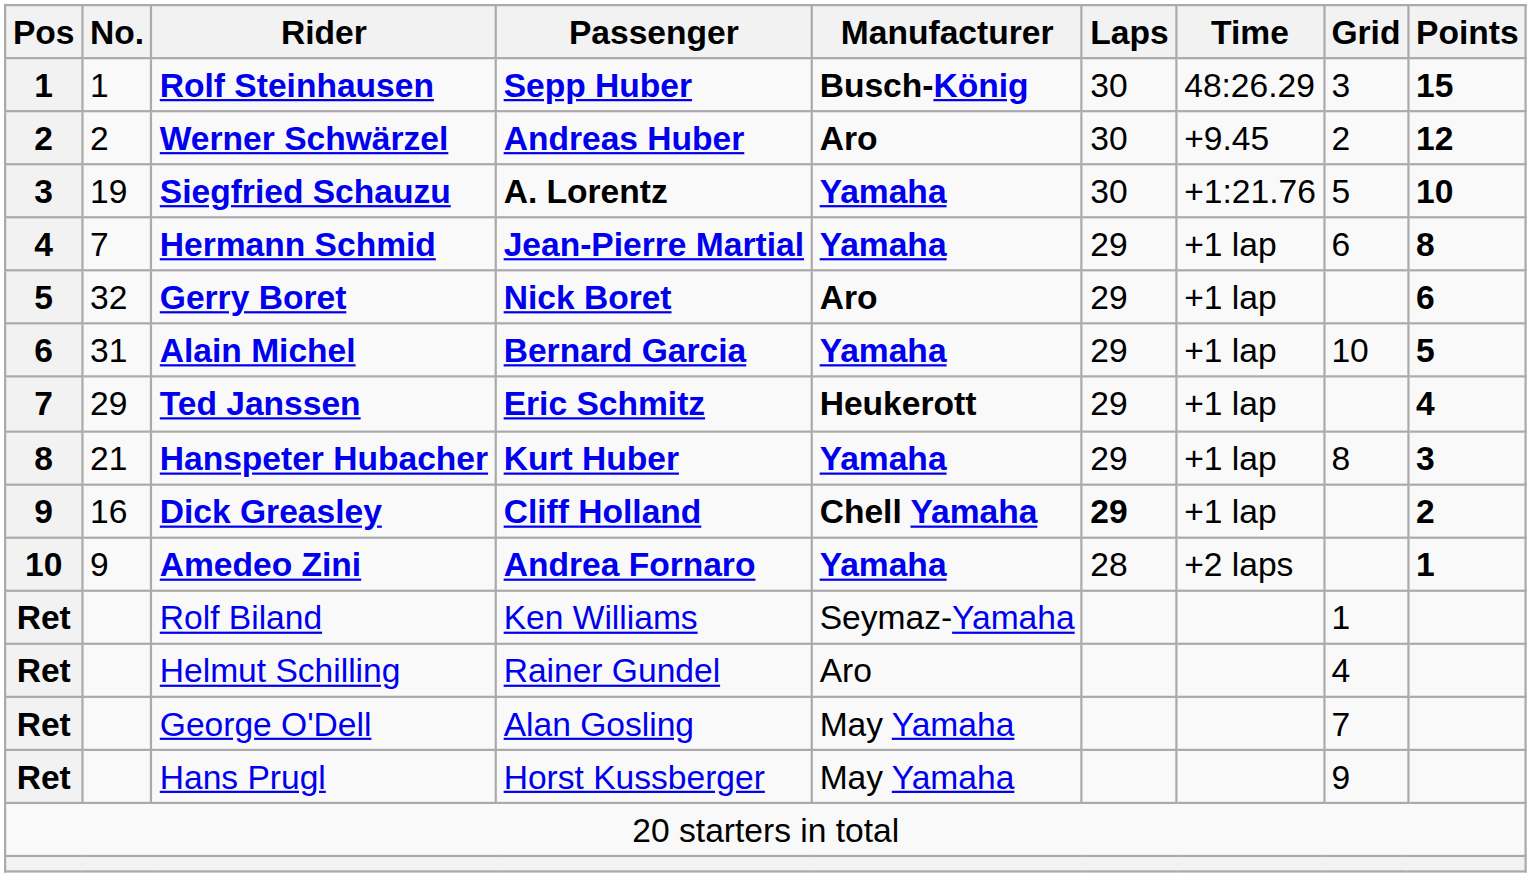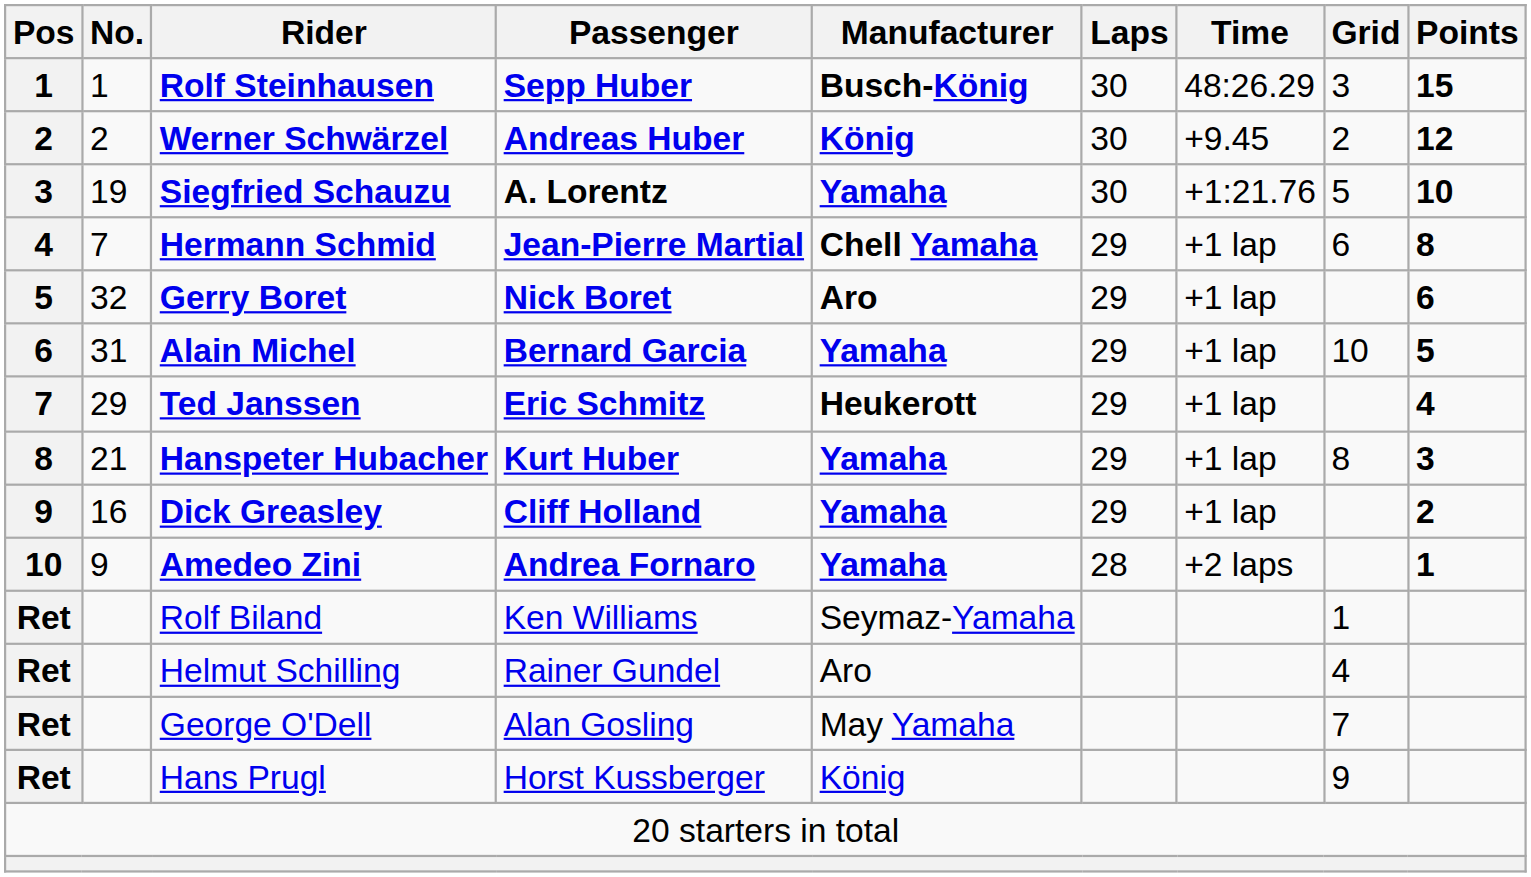(849, 138) Aro -> (867, 138) König
(883, 245) Yamaha -> (929, 245) Chell Yamaha
(929, 510) Chell Yamaha -> (883, 510) Yamaha
(1109, 510) bold -> (1109, 510) normal
(917, 776) May Yamaha -> (863, 776) König
